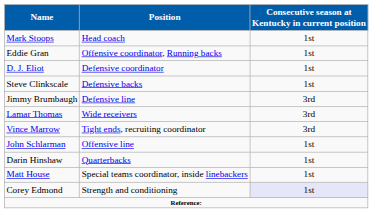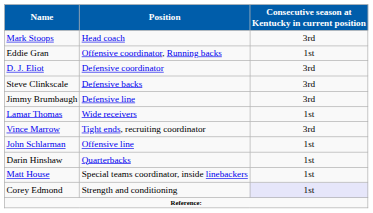(309, 38) 1st -> (309, 38) 3rd
(309, 68) 1st -> (309, 68) 3rd
(309, 84) 1st -> (309, 84) 3rd
(309, 114) 3rd -> (309, 114) 1st
